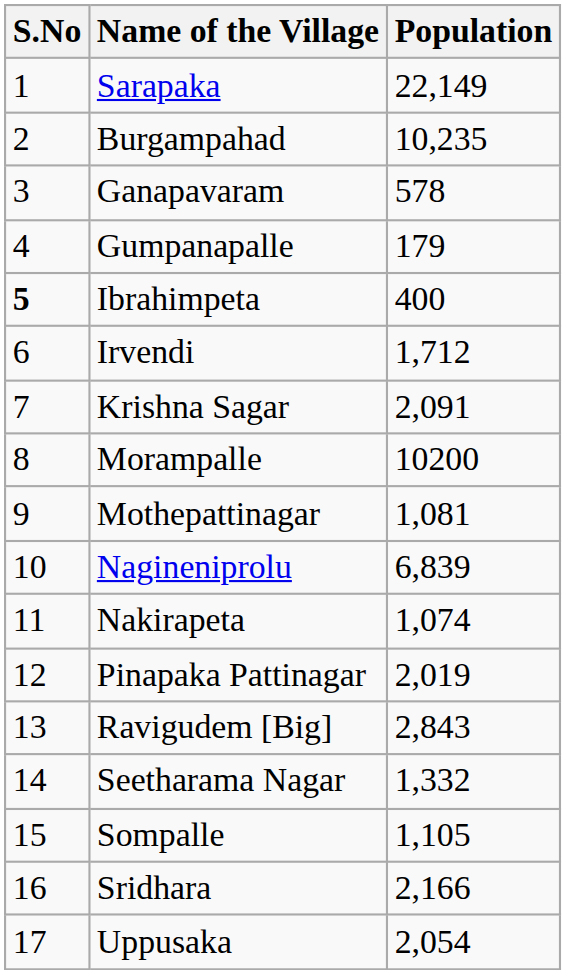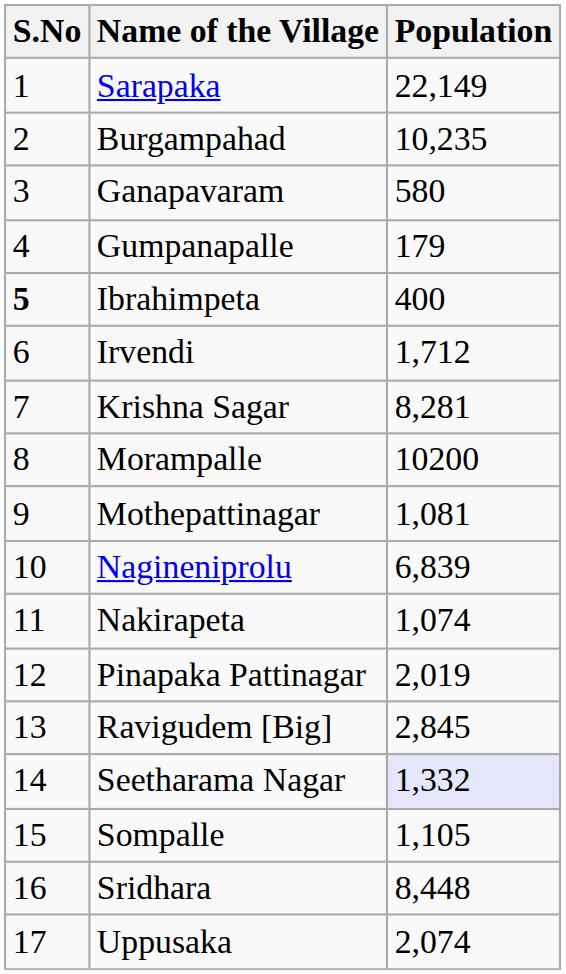(420, 191) 578 -> (420, 191) 580
(433, 406) 2,091 -> (433, 406) 8,281
(433, 727) 2,843 -> (433, 727) 2,845
(433, 780) no background -> (433, 780) lavender background
(433, 887) 2,166 -> (433, 887) 8,448
(433, 941) 2,054 -> (433, 941) 2,074
